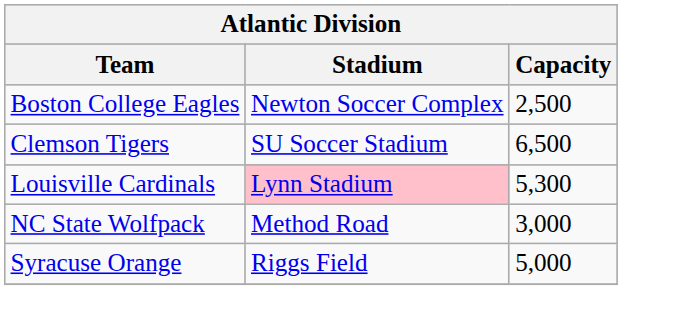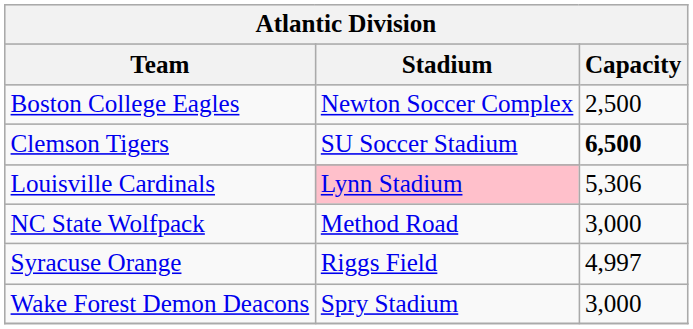(543, 143) normal -> (613, 143) bold
(543, 183) 5,300 -> (613, 183) 5,306
(543, 263) 5,000 -> (613, 263) 4,997
+ row: (160, 303)
